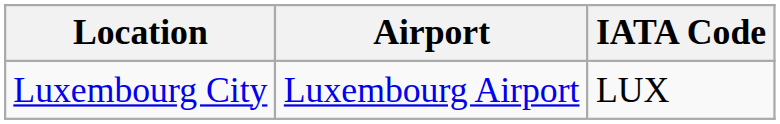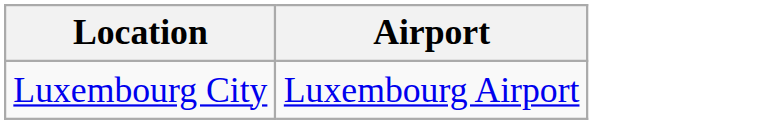- column: (681, 32)
